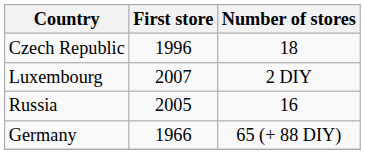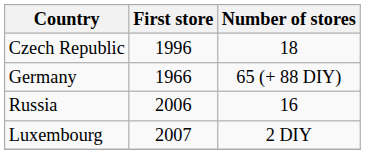rows swapped: (43, 134) <-> (56, 76)
(173, 105) 2005 -> (173, 105) 2006
